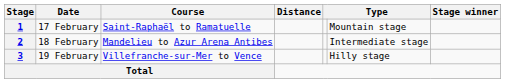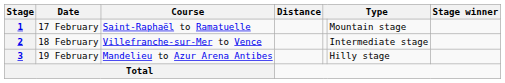(188, 41) Mandelieu to Azur Arena Antibes -> (182, 41) Villefranche-sur-Mer to Vence
(182, 56) Villefranche-sur-Mer to Vence -> (188, 56) Mandelieu to Azur Arena Antibes
